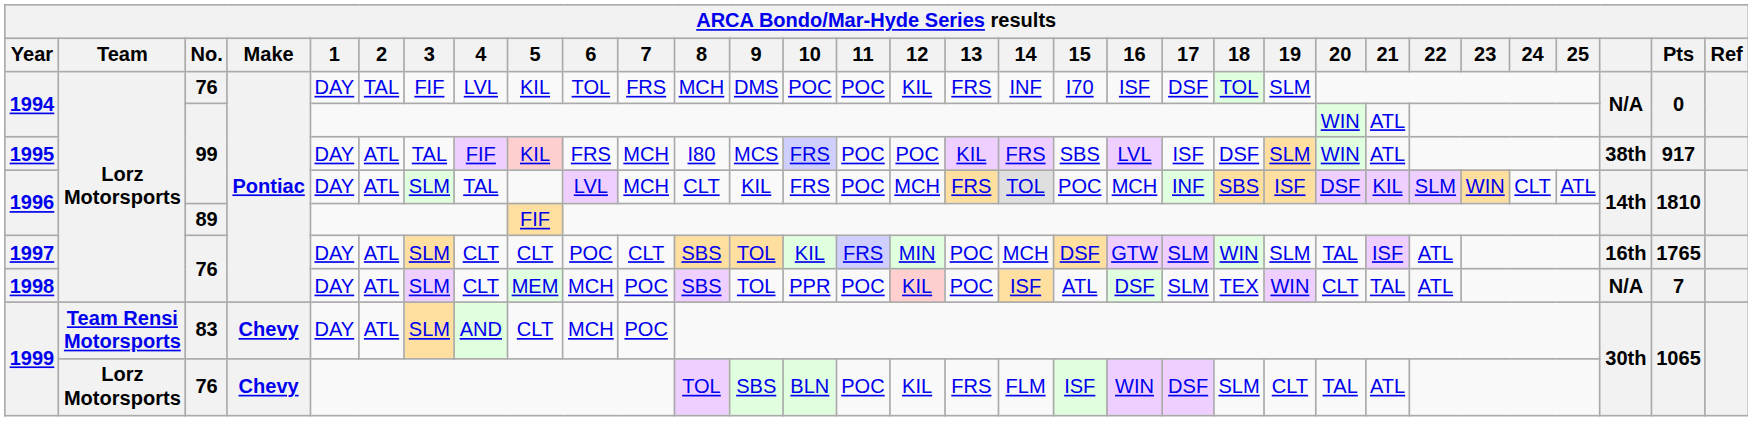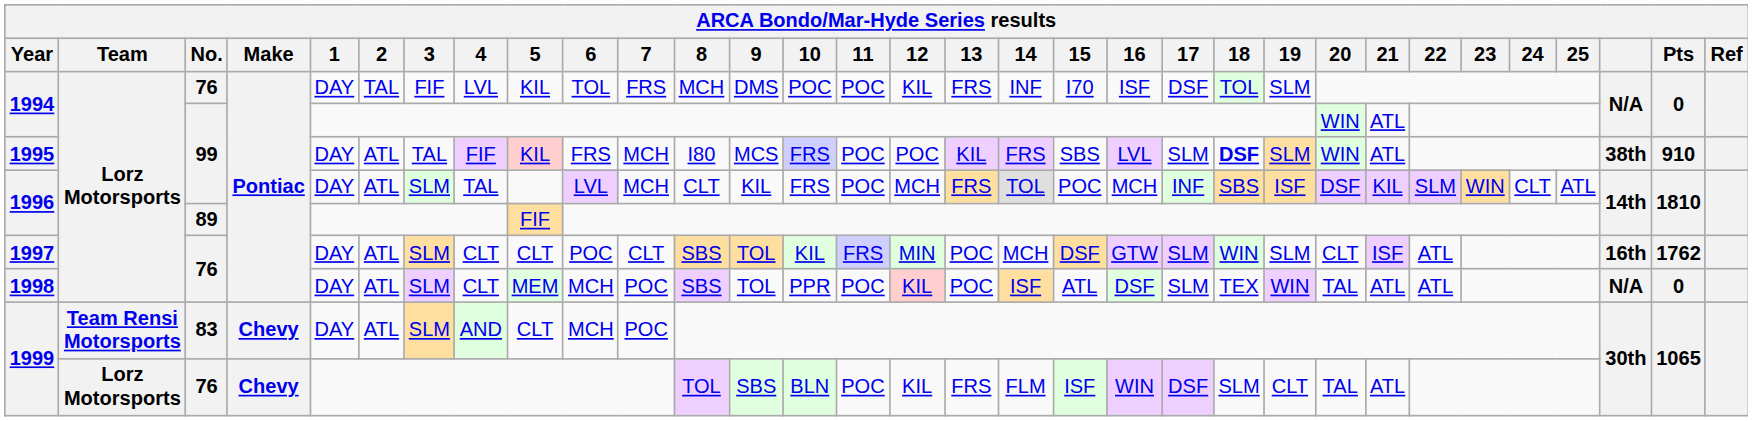(1188, 153) ISF -> (1188, 153) SLM
(1239, 153) normal -> (1239, 153) bold
(1678, 153) 917 -> (1678, 153) 910
(1340, 253) TAL -> (1340, 253) CLT
(1679, 253) 1765 -> (1679, 253) 1762
(1340, 286) CLT -> (1340, 286) TAL
(1388, 286) TAL -> (1388, 286) ATL
(1678, 286) 7 -> (1678, 286) 0
